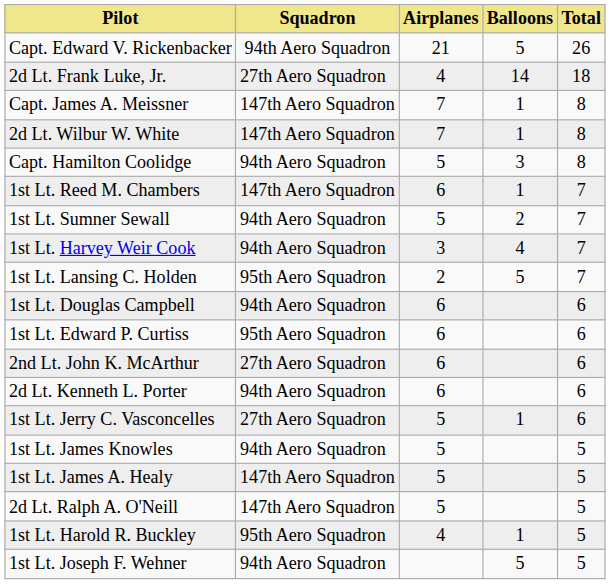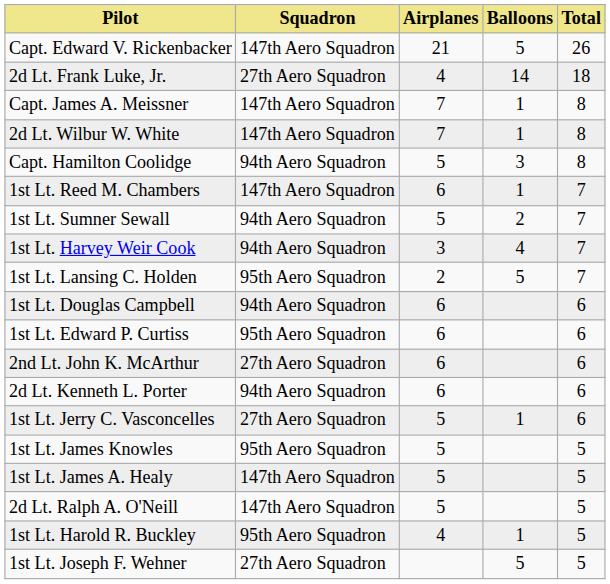(317, 47) 94th Aero Squadron -> (317, 47) 147th Aero Squadron
(313, 448) 94th Aero Squadron -> (313, 448) 95th Aero Squadron
(313, 563) 94th Aero Squadron -> (313, 563) 27th Aero Squadron
